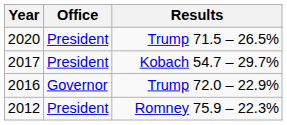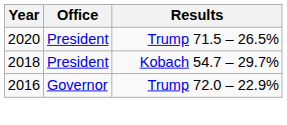(24, 62) 2017 -> (24, 62) 2018
- row: (207, 108)
